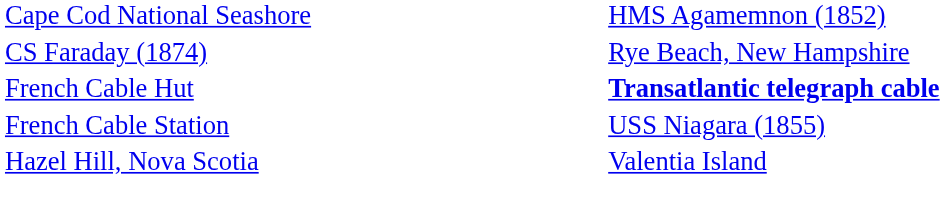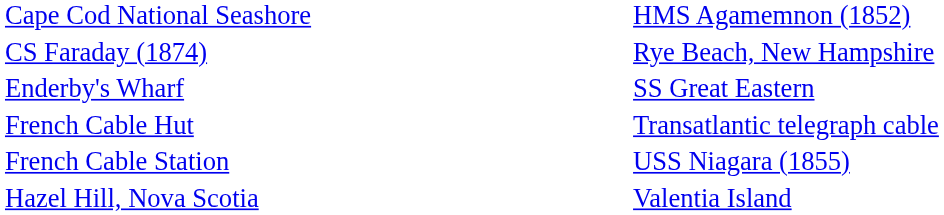+ row: (95, 88)
(774, 88) bold -> (786, 125) normal
